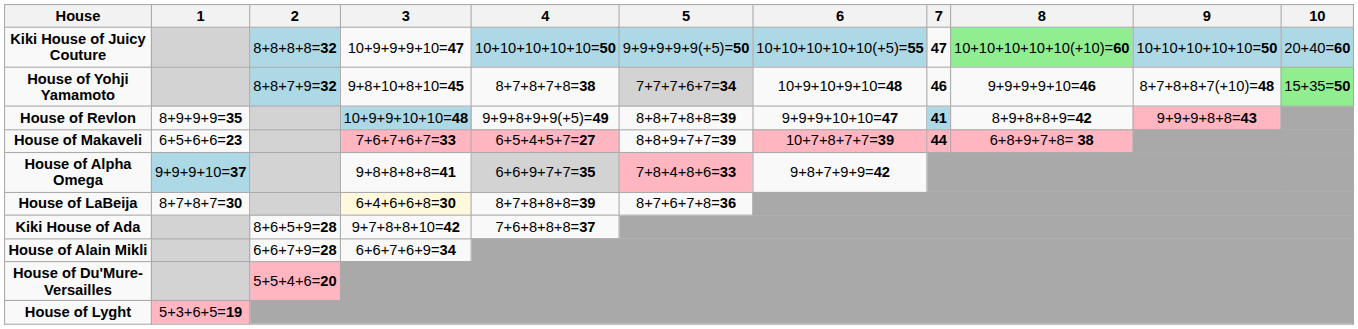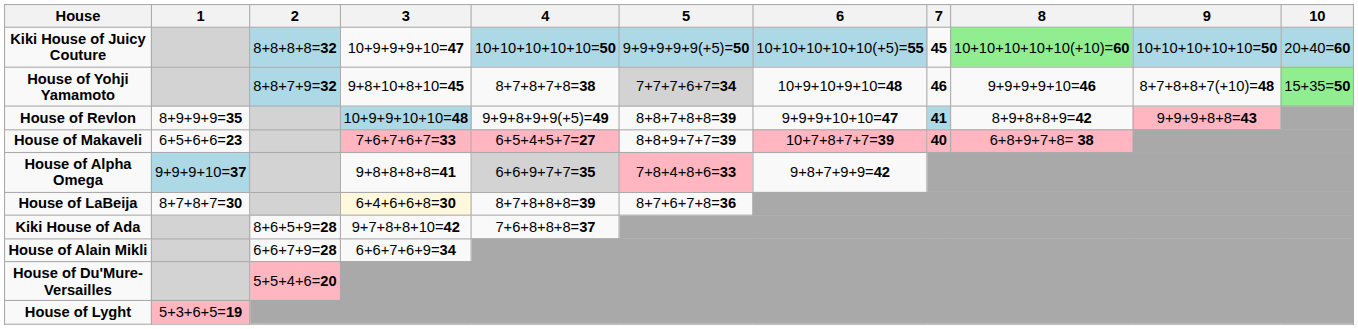(939, 47) 47 -> (939, 47) 45
(939, 141) 44 -> (939, 141) 40
